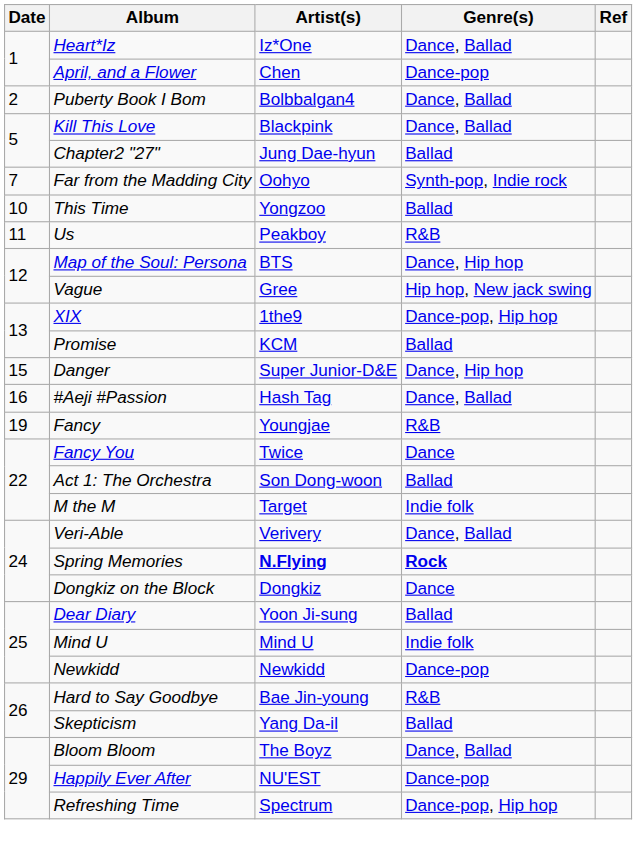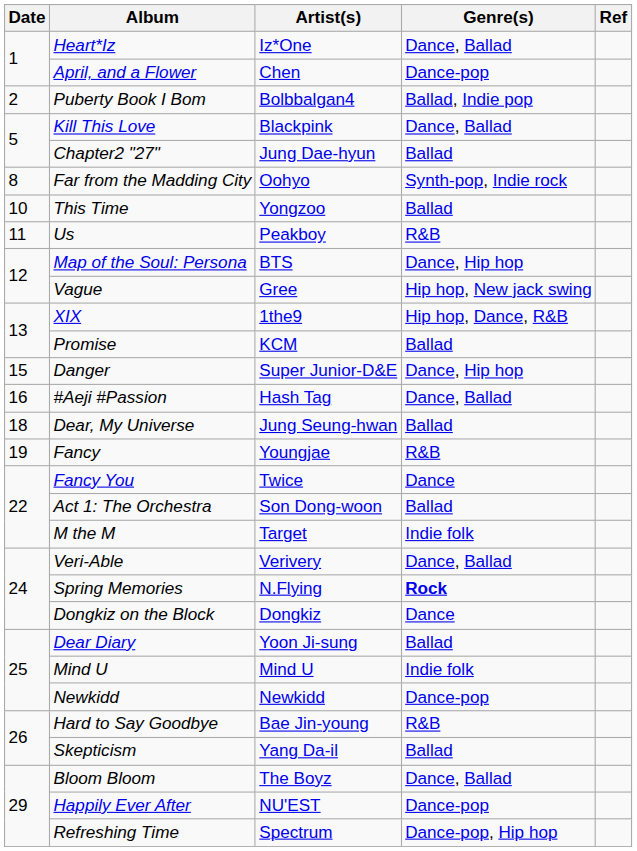(458, 99) Dance, Ballad -> (469, 99) Ballad, Indie pop
(13, 180) 7 -> (13, 180) 8
(481, 316) Dance-pop, Hip hop -> (487, 316) Hip hop, Dance, R&B
+ row: (124, 425)
(293, 561) bold -> (291, 588) normal
